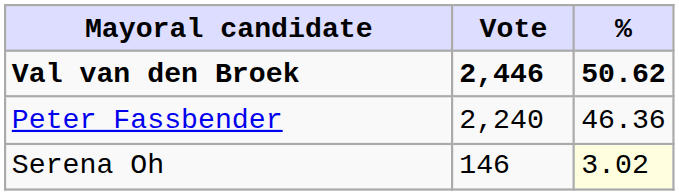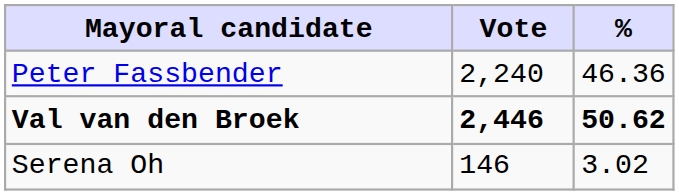rows swapped: (156, 74) <-> (147, 120)
(615, 166) lightyellow background -> (615, 166) no background
